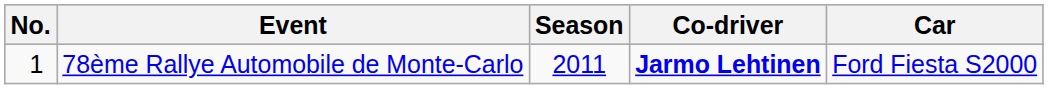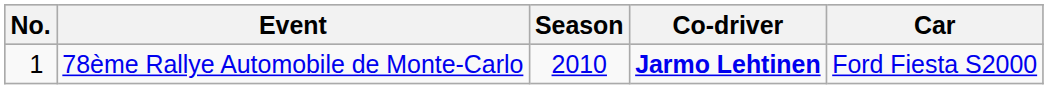(579, 64) 2011 -> (579, 64) 2010
